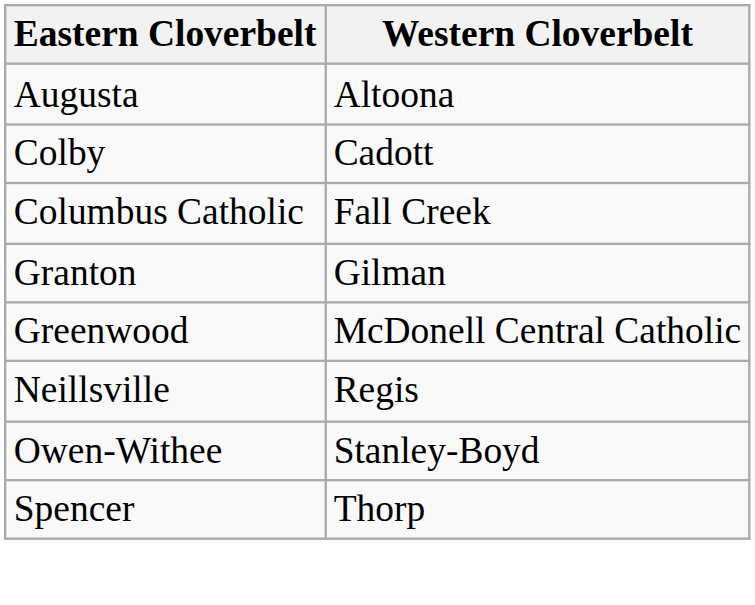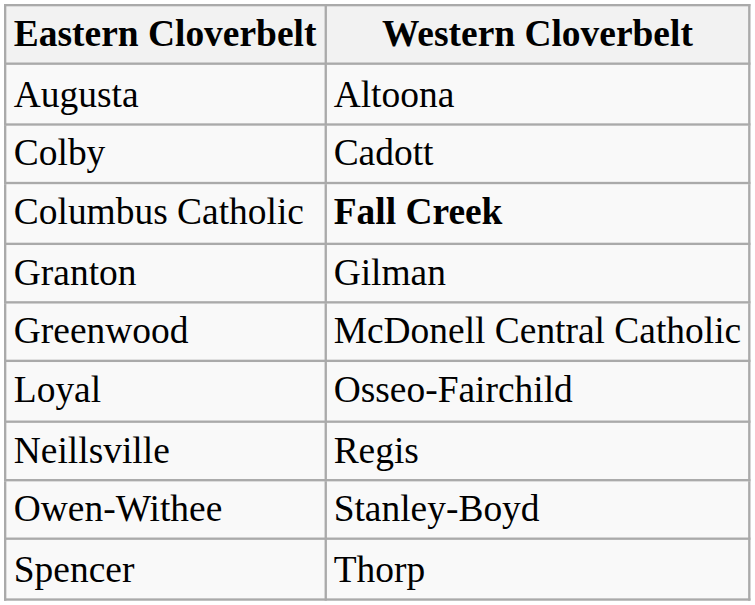(412, 212) normal -> (418, 212) bold
+ row: (57, 390)
